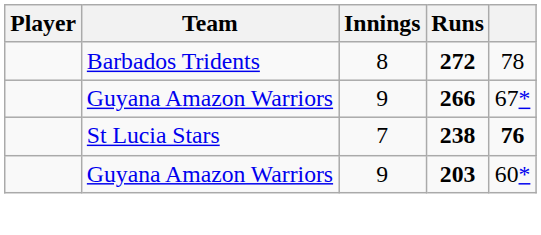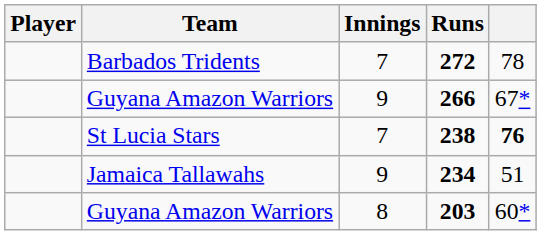(382, 60) 8 -> (382, 60) 7
+ row: (458, 173)
(382, 173) 9 -> (382, 211) 8
